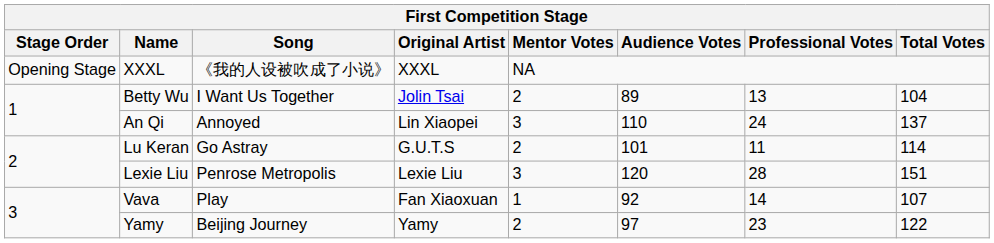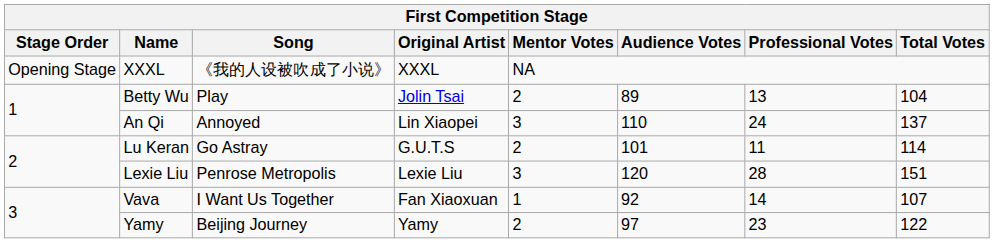(265, 97) I Want Us Together -> (212, 97) Play
(212, 199) Play -> (265, 199) I Want Us Together
